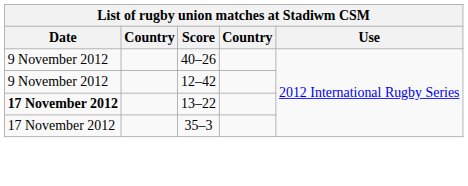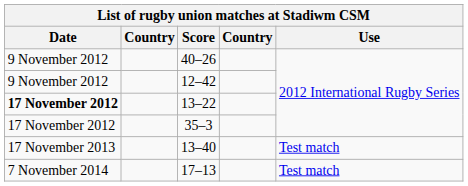+ row: (198, 147)
+ row: (198, 170)
